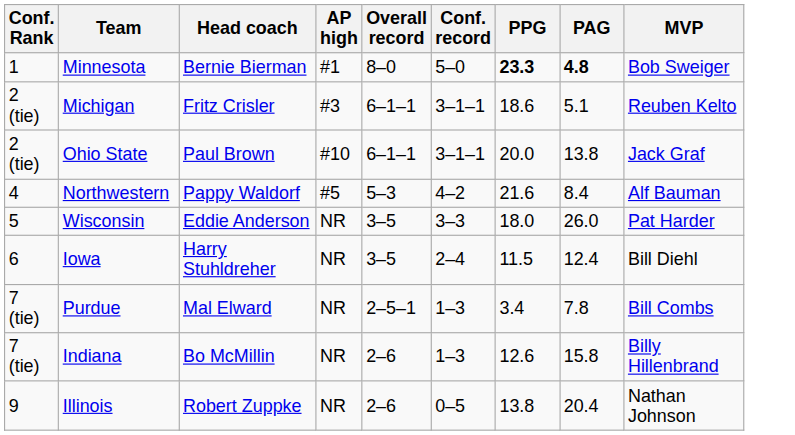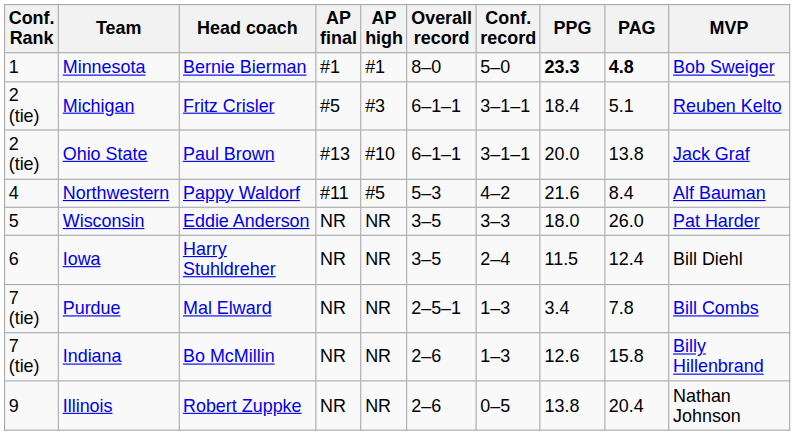+ column: (338, 28)
(517, 105) 18.6 -> (562, 105) 18.4
